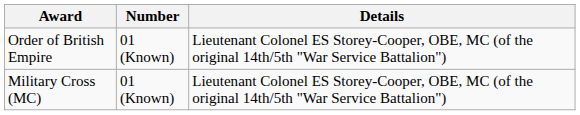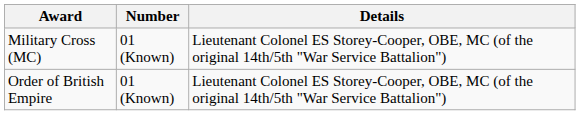rows swapped: (56, 48) <-> (52, 89)
